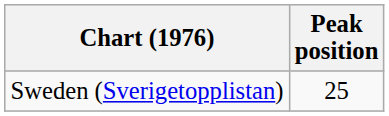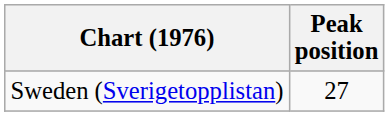(337, 90) 25 -> (337, 90) 27
